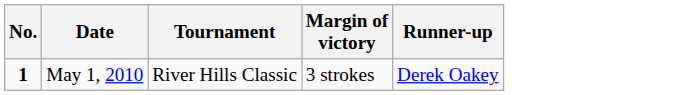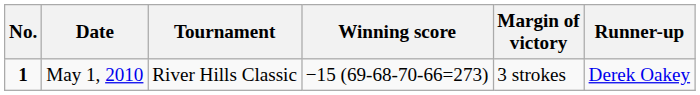+ column: (397, 31)
